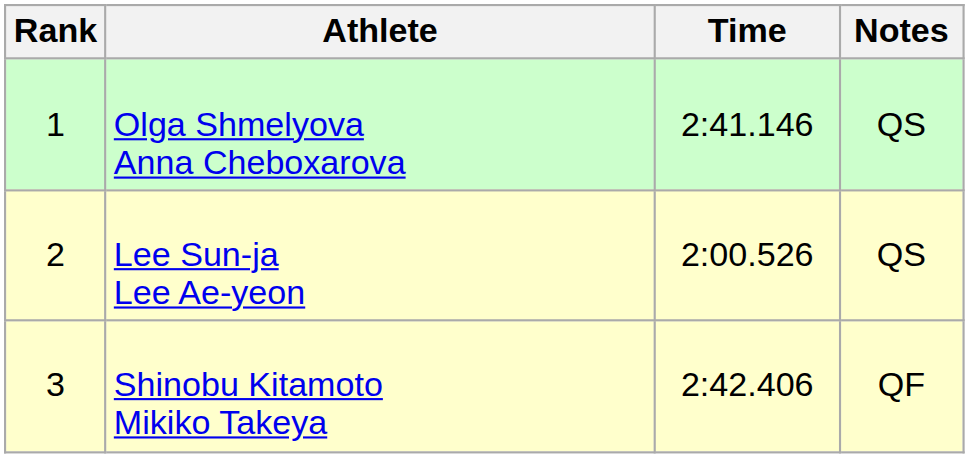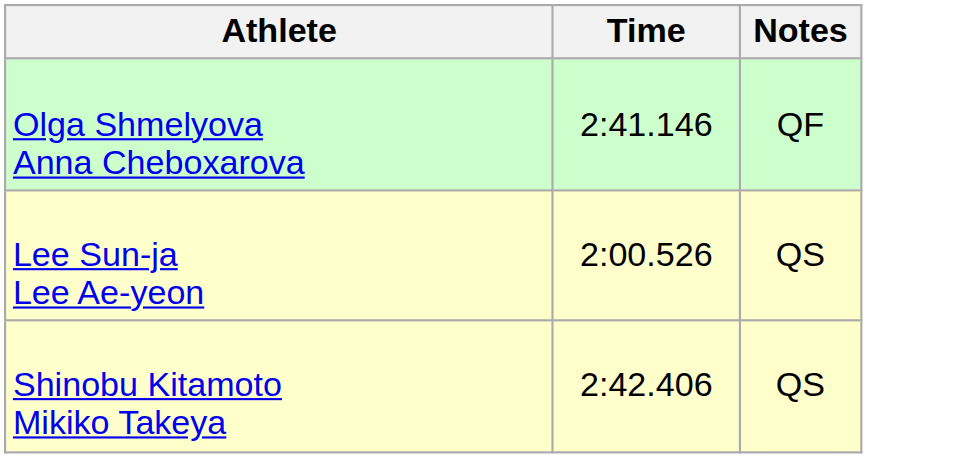- column: (56, 31)
(901, 123) QS -> (800, 123) QF
(901, 385) QF -> (800, 385) QS
